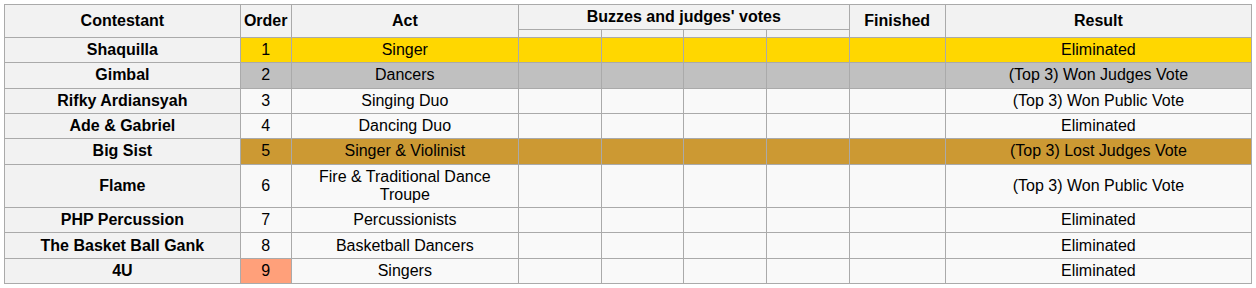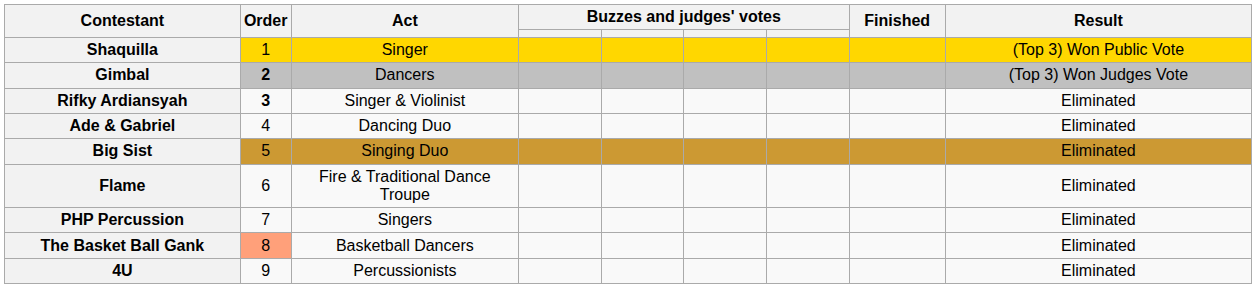(1098, 49) Eliminated -> (1098, 49) (Top 3) Won Public Vote
(266, 75) normal -> (266, 75) bold
(266, 100) normal -> (266, 100) bold
(405, 100) Singing Duo -> (405, 100) Singer & Violinist
(1098, 100) (Top 3) Won Public Vote -> (1098, 100) Eliminated
(405, 151) Singer & Violinist -> (405, 151) Singing Duo
(1098, 151) (Top 3) Lost Judges Vote -> (1098, 151) Eliminated
(1098, 185) (Top 3) Won Public Vote -> (1098, 185) Eliminated
(405, 220) Percussionists -> (405, 220) Singers
(266, 245) no background -> (266, 245) lightsalmon background
(266, 270) lightsalmon background -> (266, 270) no background
(405, 270) Singers -> (405, 270) Percussionists
